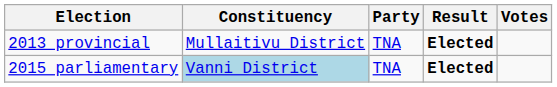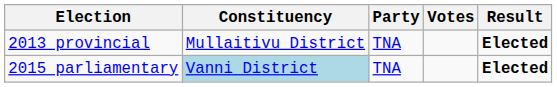columns swapped: (524, 17) <-> (460, 17)
